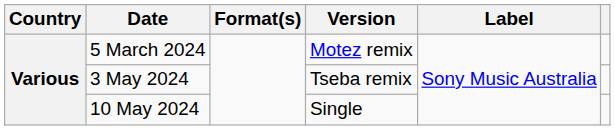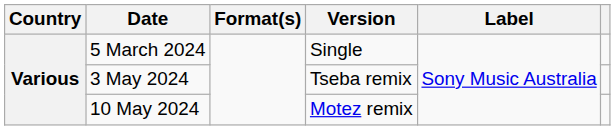(361, 49) Motez remix -> (336, 49) Single
(336, 109) Single -> (361, 109) Motez remix
